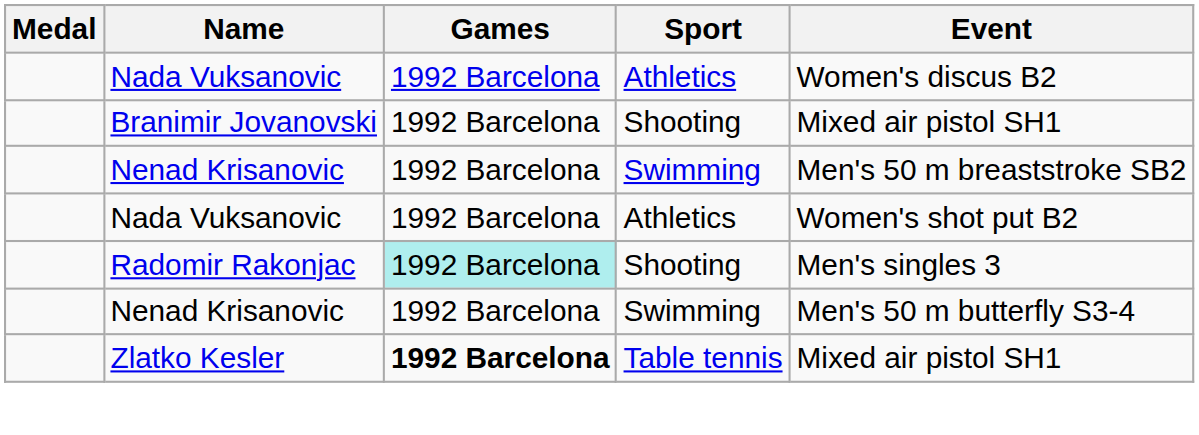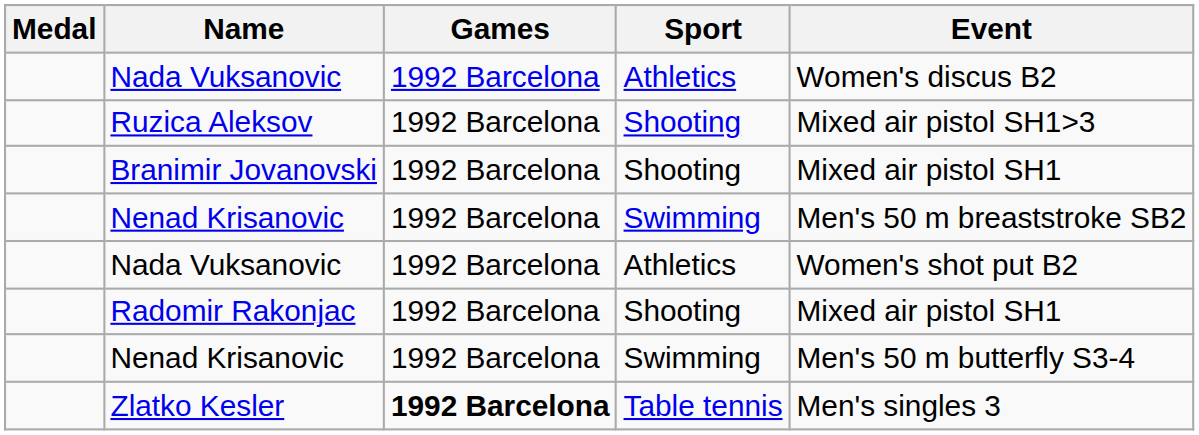+ row: (211, 123)
(495, 264) paleturquoise background -> (495, 312) no background
(899, 264) Men's singles 3 -> (929, 312) Mixed air pistol SH1
(929, 359) Mixed air pistol SH1 -> (899, 406) Men's singles 3
